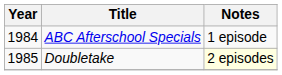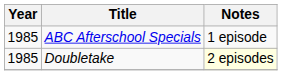(23, 37) 1984 -> (23, 37) 1985
